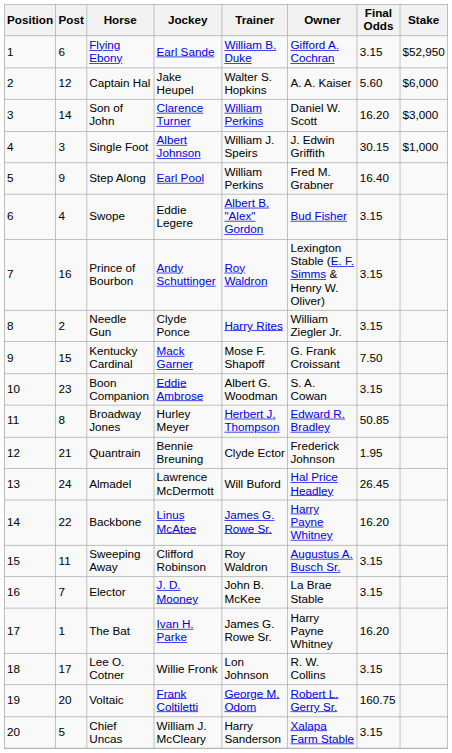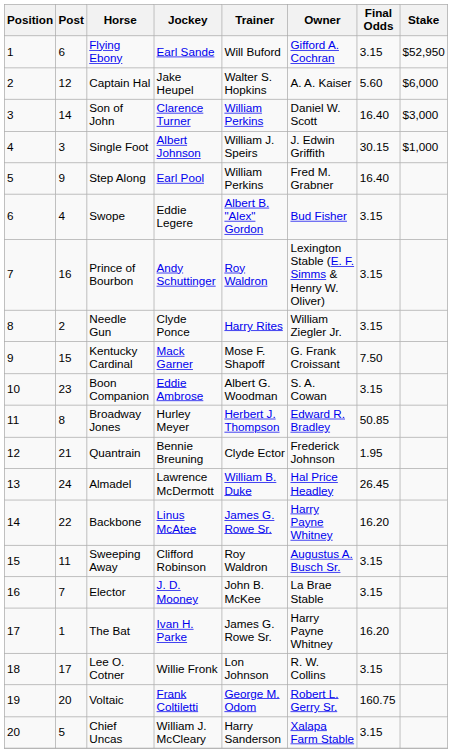(250, 51) William B. Duke -> (253, 51) Will Buford
(374, 115) 16.20 -> (374, 115) 16.40
(253, 484) Will Buford -> (250, 484) William B. Duke
